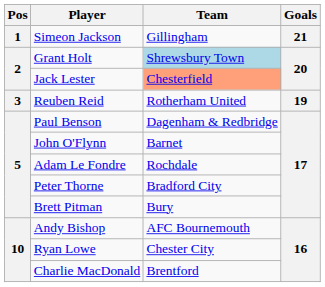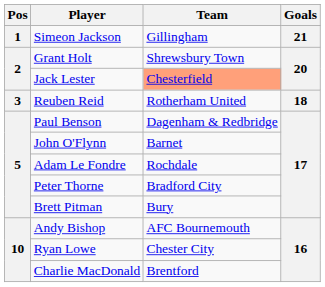(195, 57) lightblue background -> (195, 57) no background
(300, 100) 19 -> (300, 100) 18
